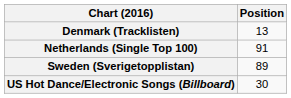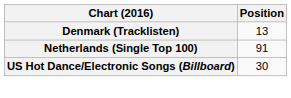- row: (121, 66)
